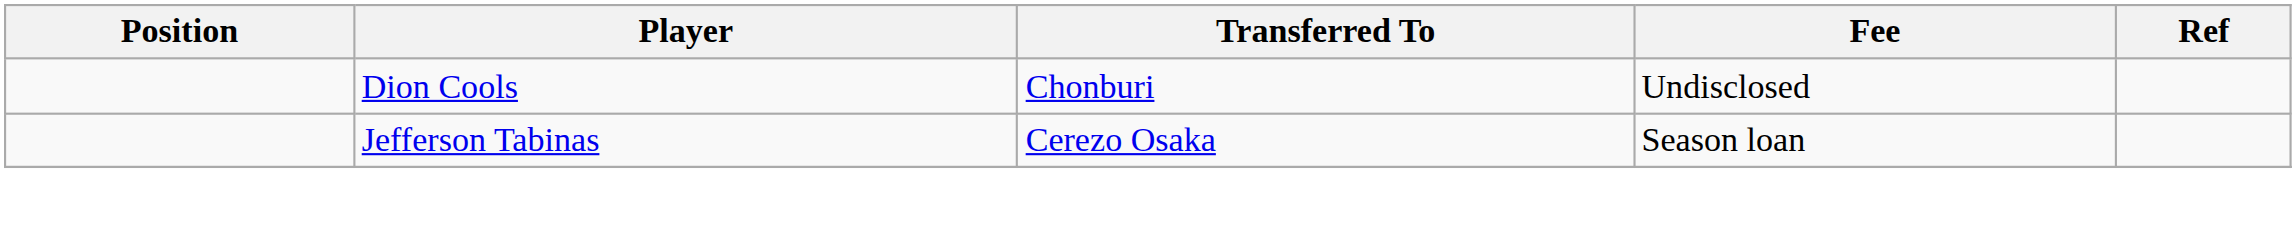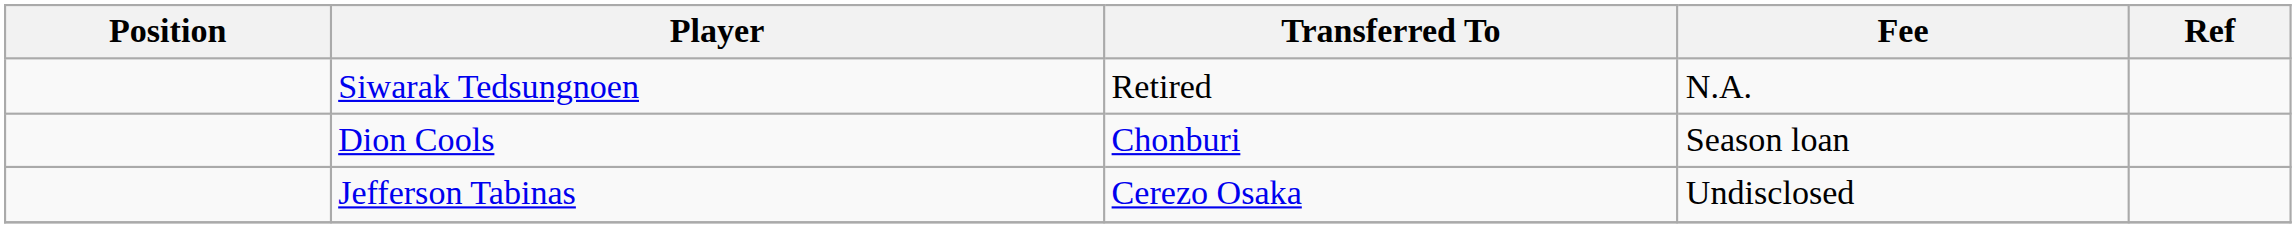+ row: (489, 85)
(1726, 85) Undisclosed -> (1768, 139) Season loan
(1723, 139) Season loan -> (1770, 193) Undisclosed
